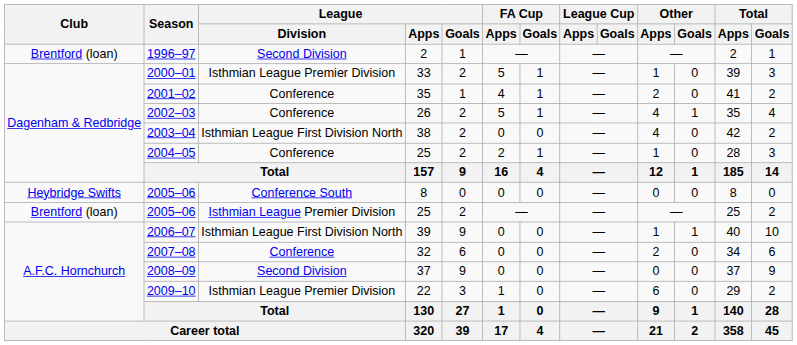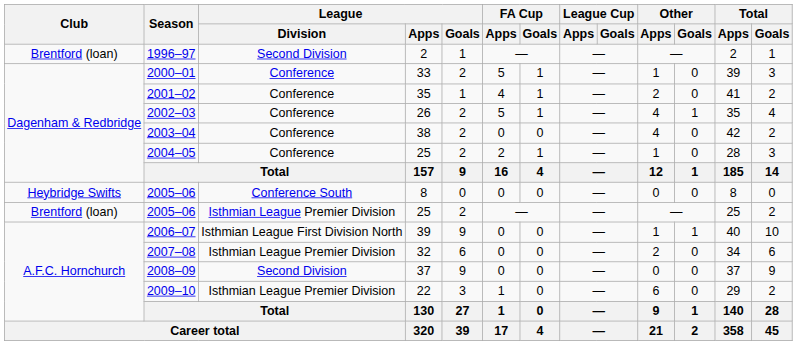(302, 73) Isthmian League Premier Division -> (302, 73) Conference
(302, 133) Isthmian League First Division North -> (302, 133) Conference
(302, 251) Conference -> (302, 251) Isthmian League Premier Division
